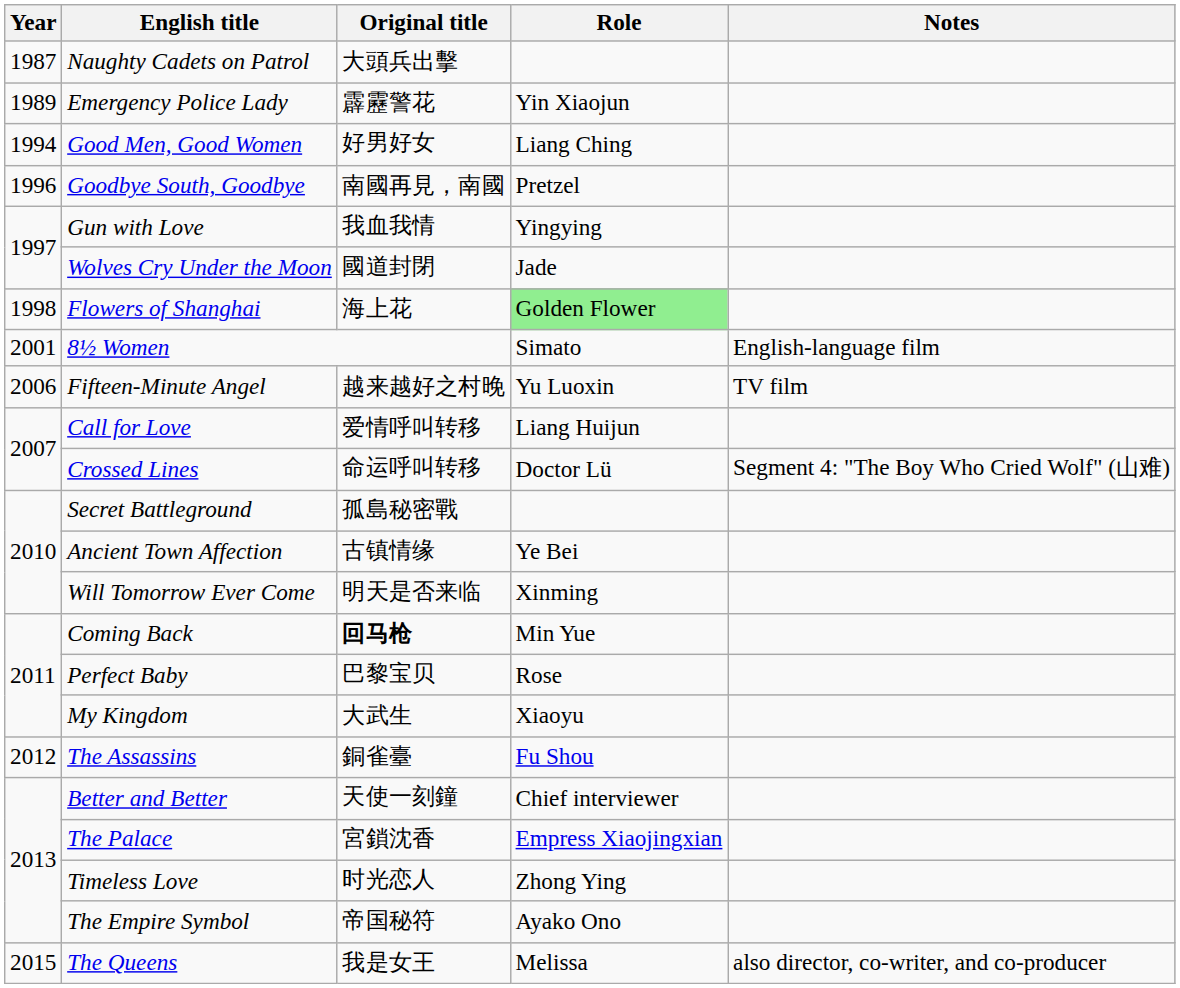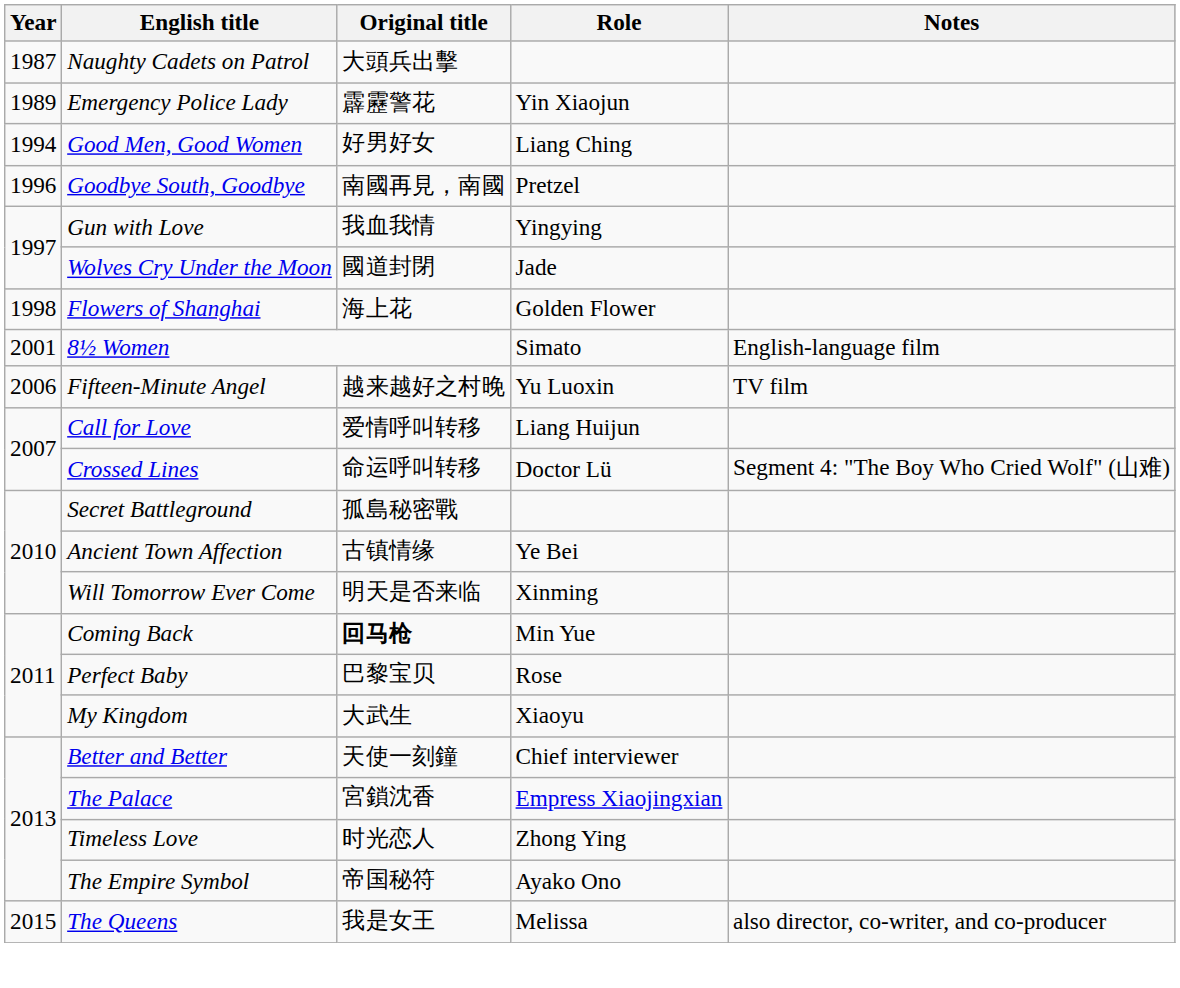(585, 308) lightgreen background -> (585, 308) no background
- row: (132, 756)
